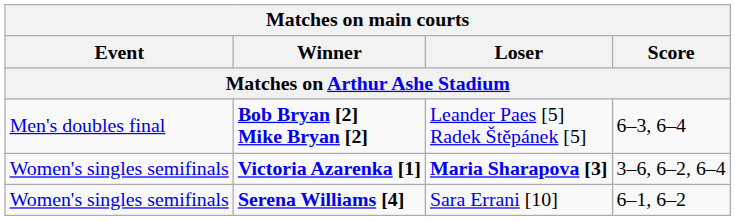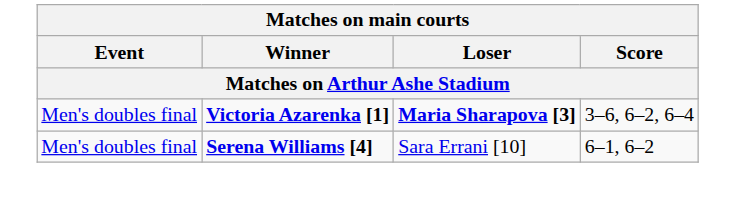- row: (303, 125)
(119, 168) Women's singles semifinals -> (119, 114) Men's doubles final
(119, 199) Women's singles semifinals -> (119, 146) Men's doubles final
